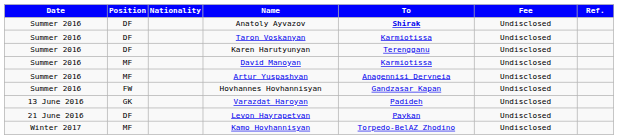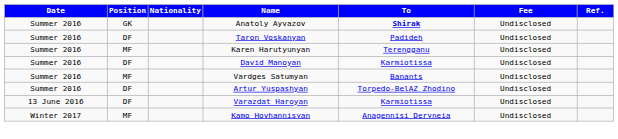(128, 23) DF -> (128, 23) GK
(406, 36) Karmiotissa -> (406, 36) Padideh
(128, 49) DF -> (128, 49) MF
(128, 62) MF -> (128, 62) DF
+ row: (271, 75)
(128, 75) MF -> (128, 88) DF
(406, 75) Anagennisi Deryneia -> (406, 88) Torpedo-BelAZ Zhodino
- row: (271, 88)
(128, 101) GK -> (128, 101) DF
(406, 101) Padideh -> (406, 101) Karmiotissa
- row: (271, 114)
(406, 127) Torpedo-BelAZ Zhodino -> (406, 114) Anagennisi Deryneia
